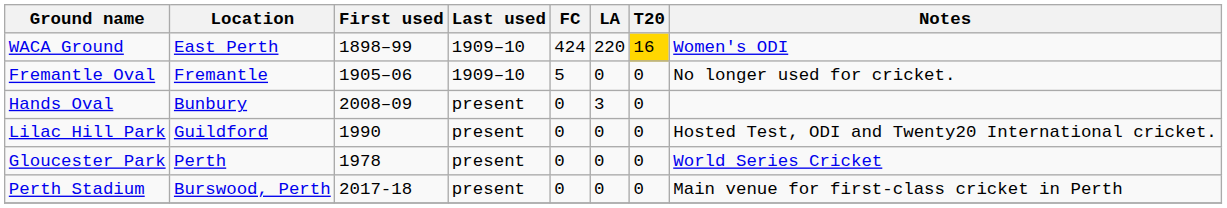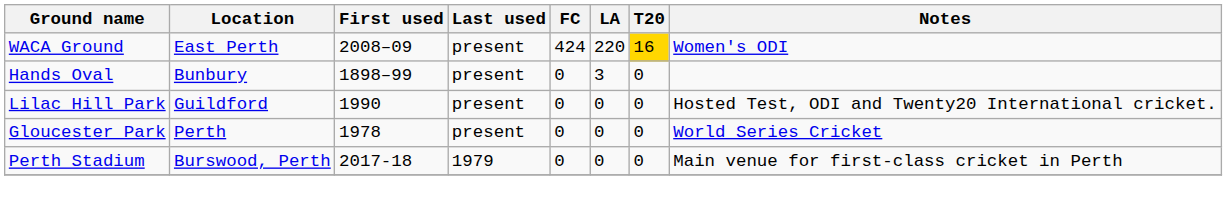(376, 47) 1898–99 -> (376, 47) 2008–09
(488, 47) 1909–10 -> (488, 47) present
- row: (82, 76)
(376, 104) 2008–09 -> (376, 76) 1898–99
(488, 189) present -> (473, 161) 1979
